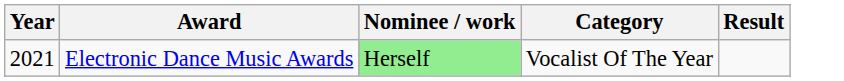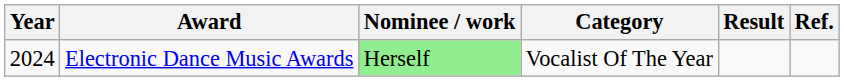+ column: (814, 22)
(32, 57) 2021 -> (32, 57) 2024
